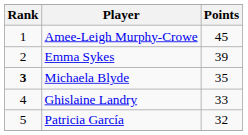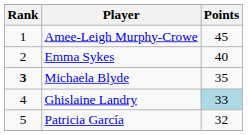(221, 57) 39 -> (221, 57) 40
(221, 99) no background -> (221, 99) lightblue background
